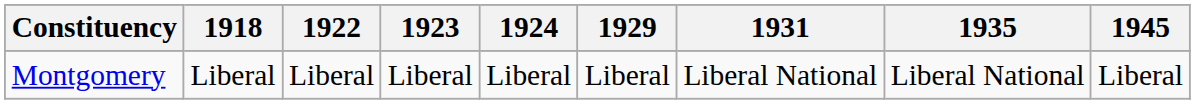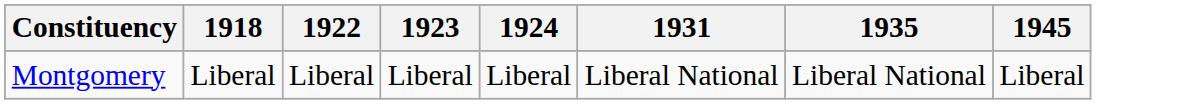- column: (627, 27)
